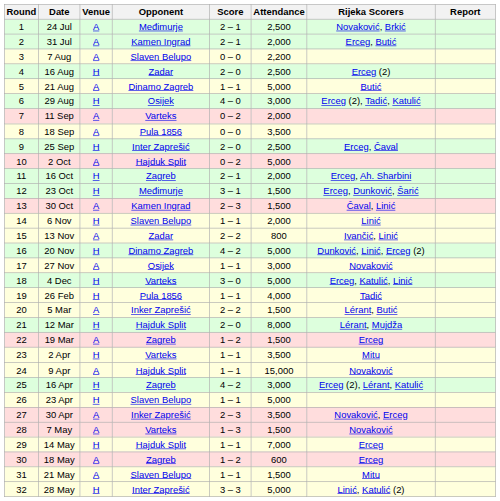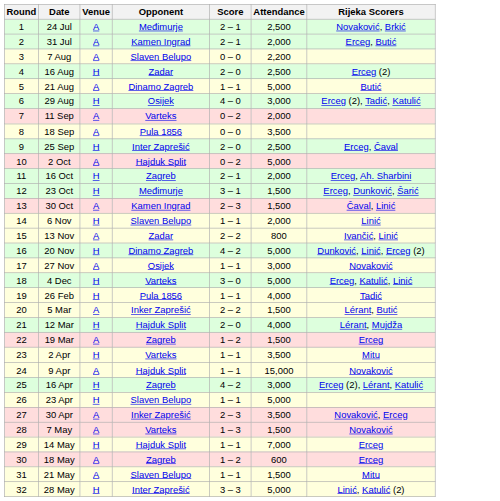- column: (465, 12)
(279, 325) 8,000 -> (279, 325) 4,000
